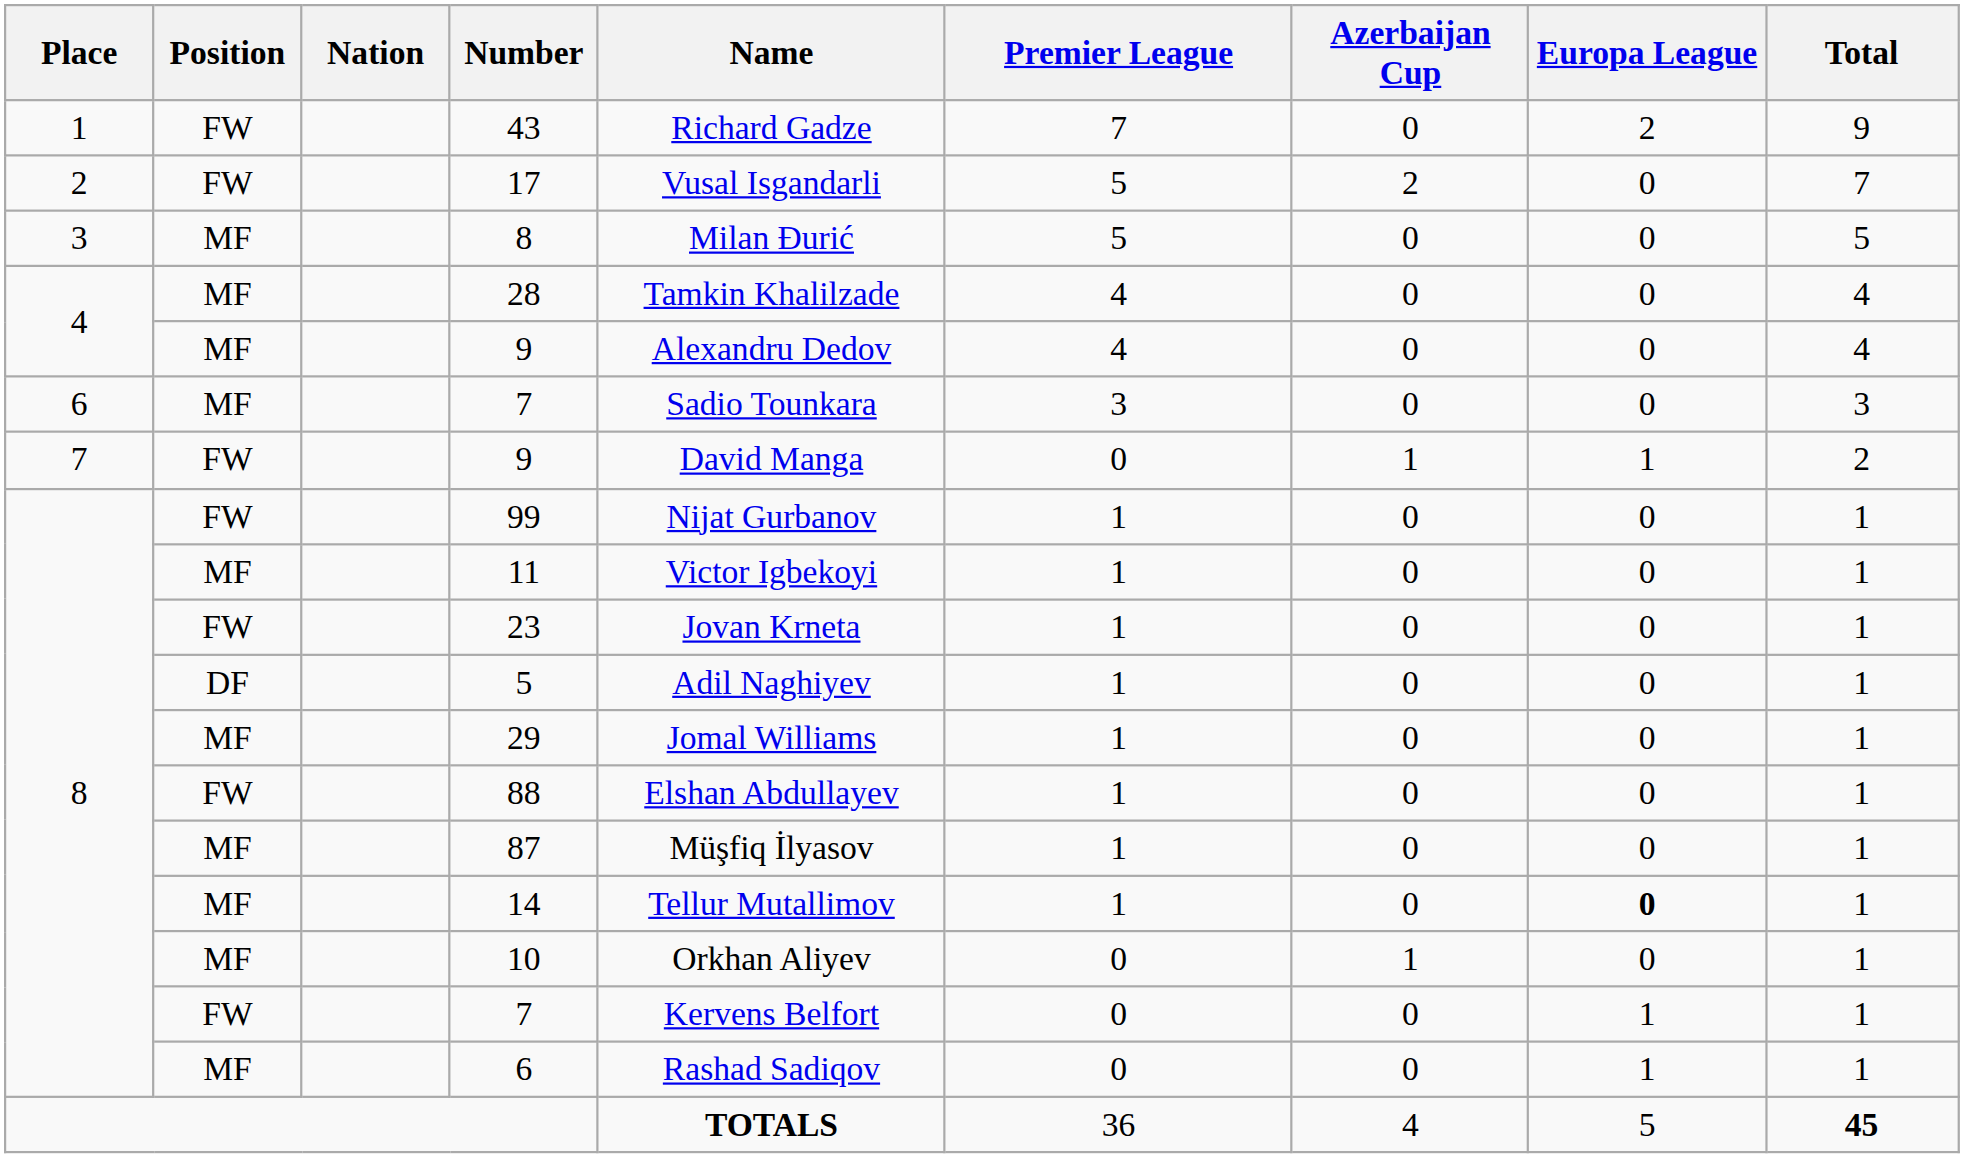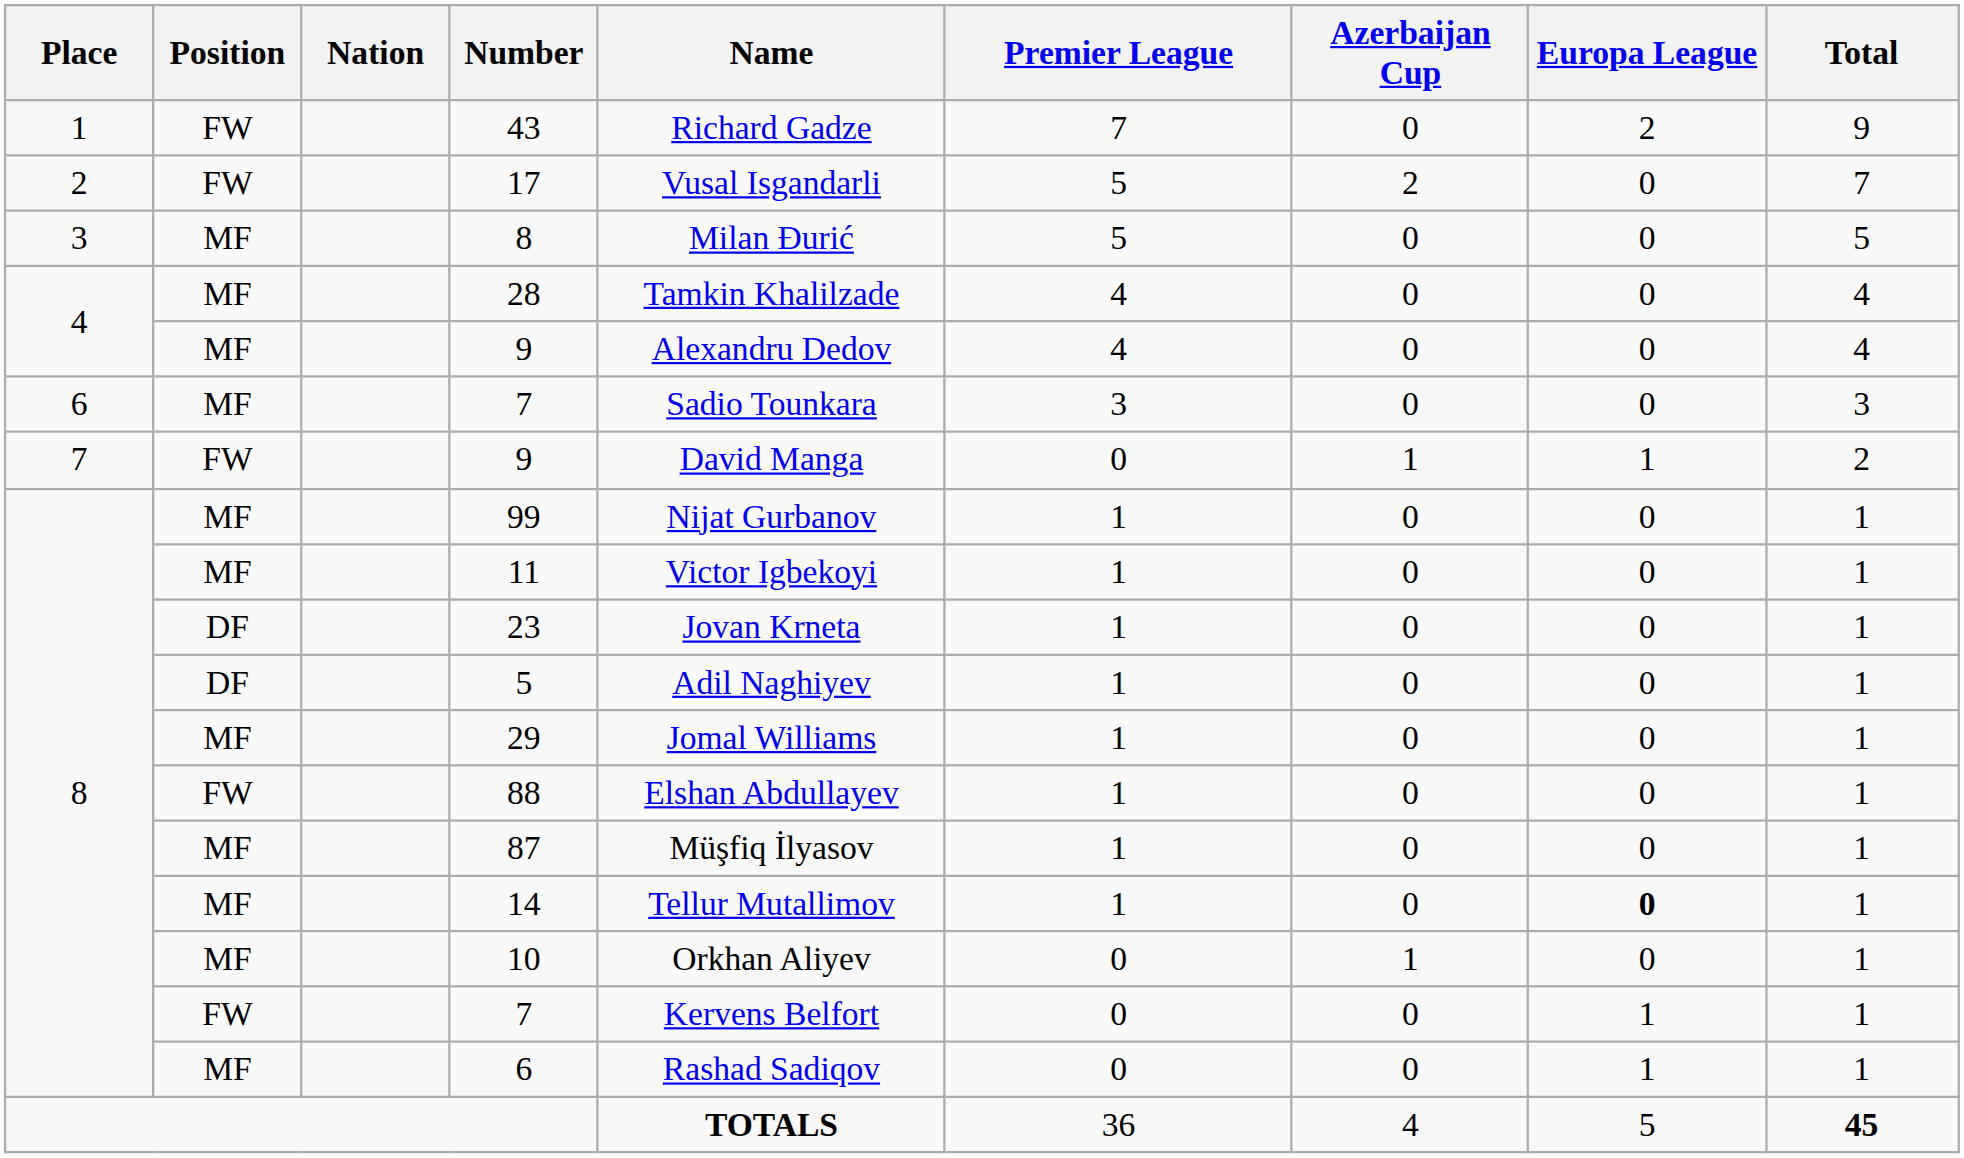(227, 515) FW -> (227, 515) MF
(227, 626) FW -> (227, 626) DF
